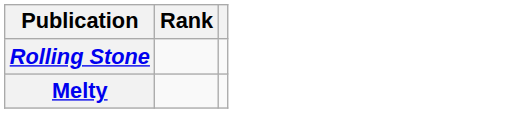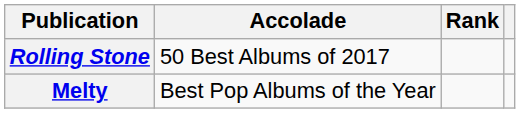+ column: (298, 21)
